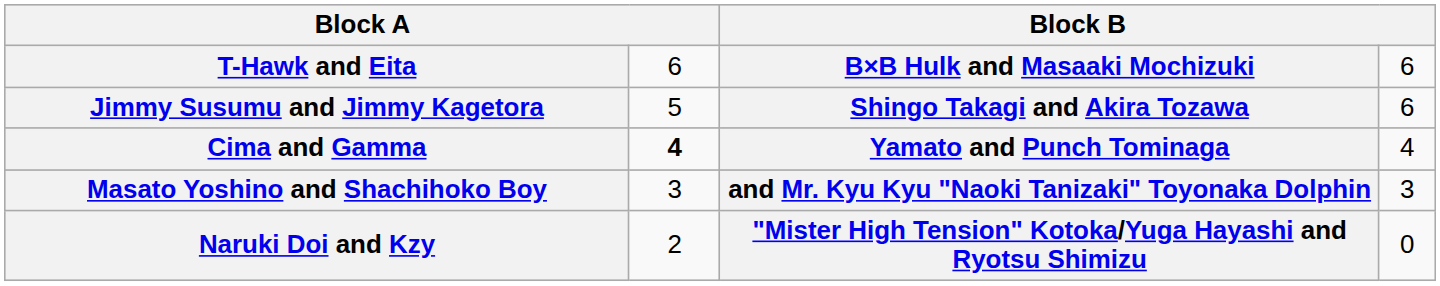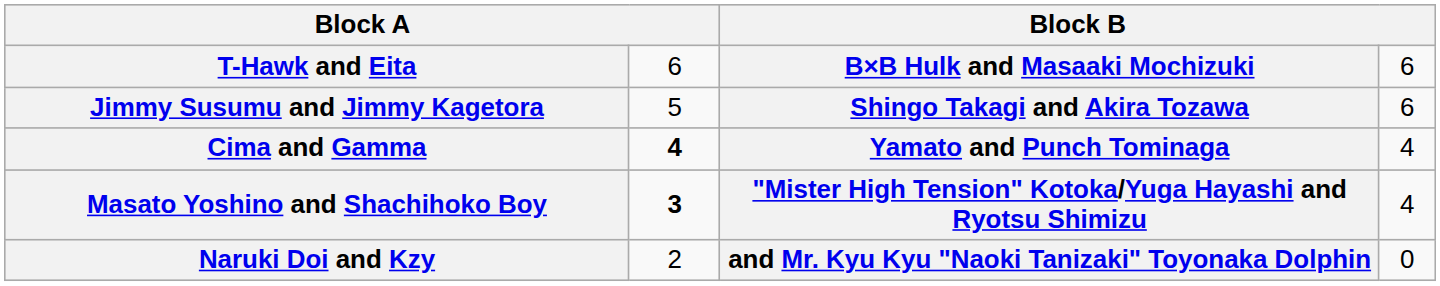(675, 189) normal -> (675, 204) bold
(1050, 189) and Mr. Kyu Kyu "Naoki Tanizaki" Toyonaka Dolphin -> (1050, 204) "Mister High Tension" Kotoka/Yuga Hayashi and Ryotsu Shimizu
(1407, 189) 3 -> (1407, 204) 4
(1050, 245) "Mister High Tension" Kotoka/Yuga Hayashi and Ryotsu Shimizu -> (1050, 259) and Mr. Kyu Kyu "Naoki Tanizaki" Toyonaka Dolphin
